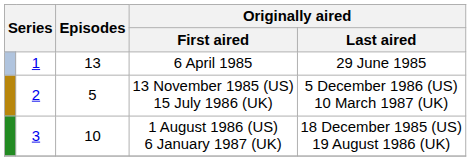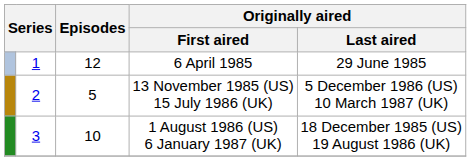(93, 63) 13 -> (93, 63) 12
